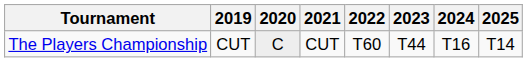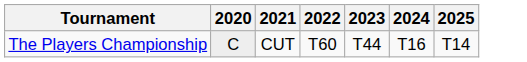- column: (233, 18)
